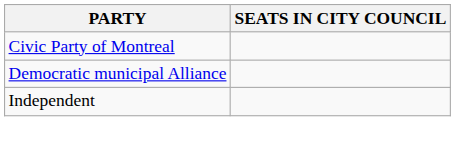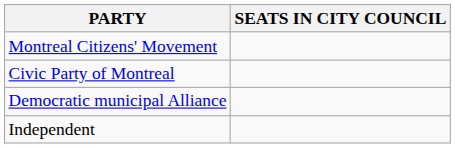+ row: (113, 45)
